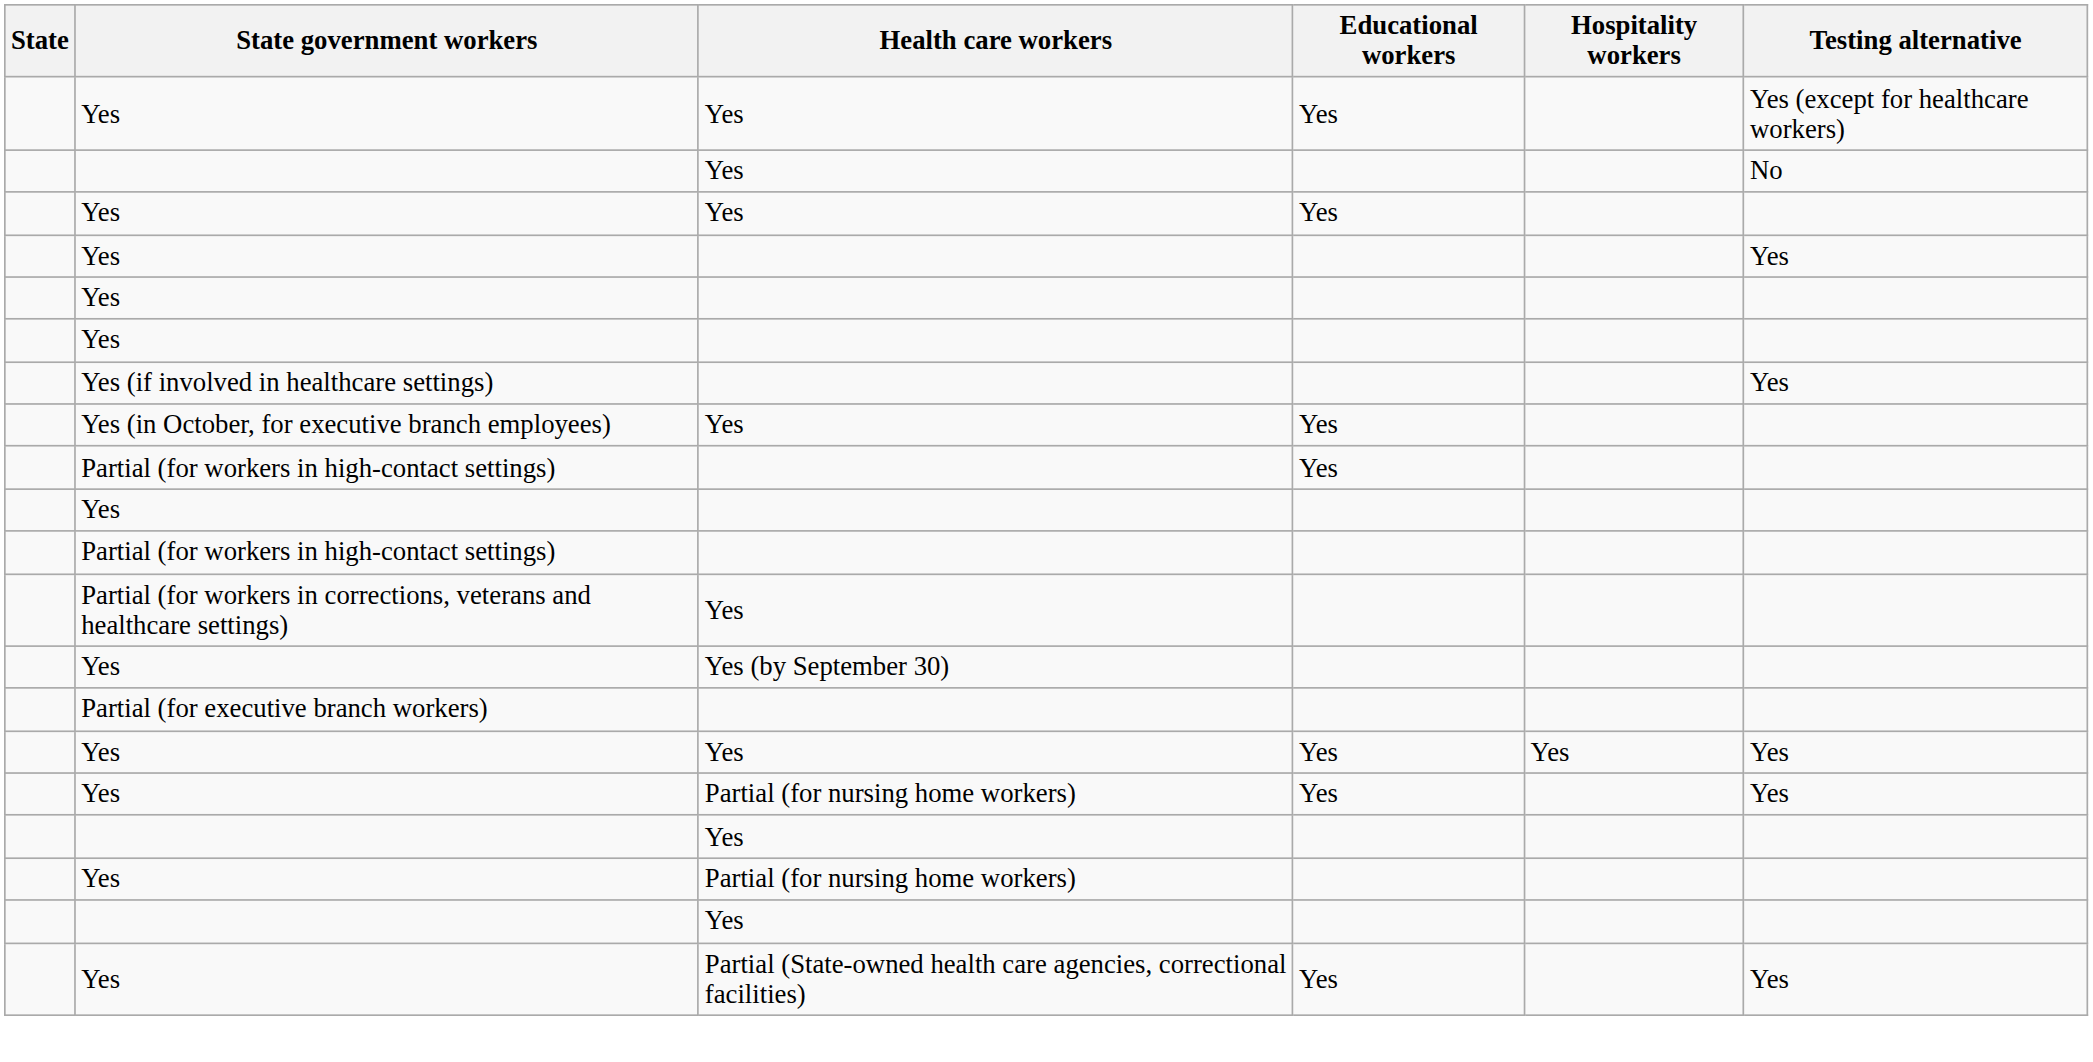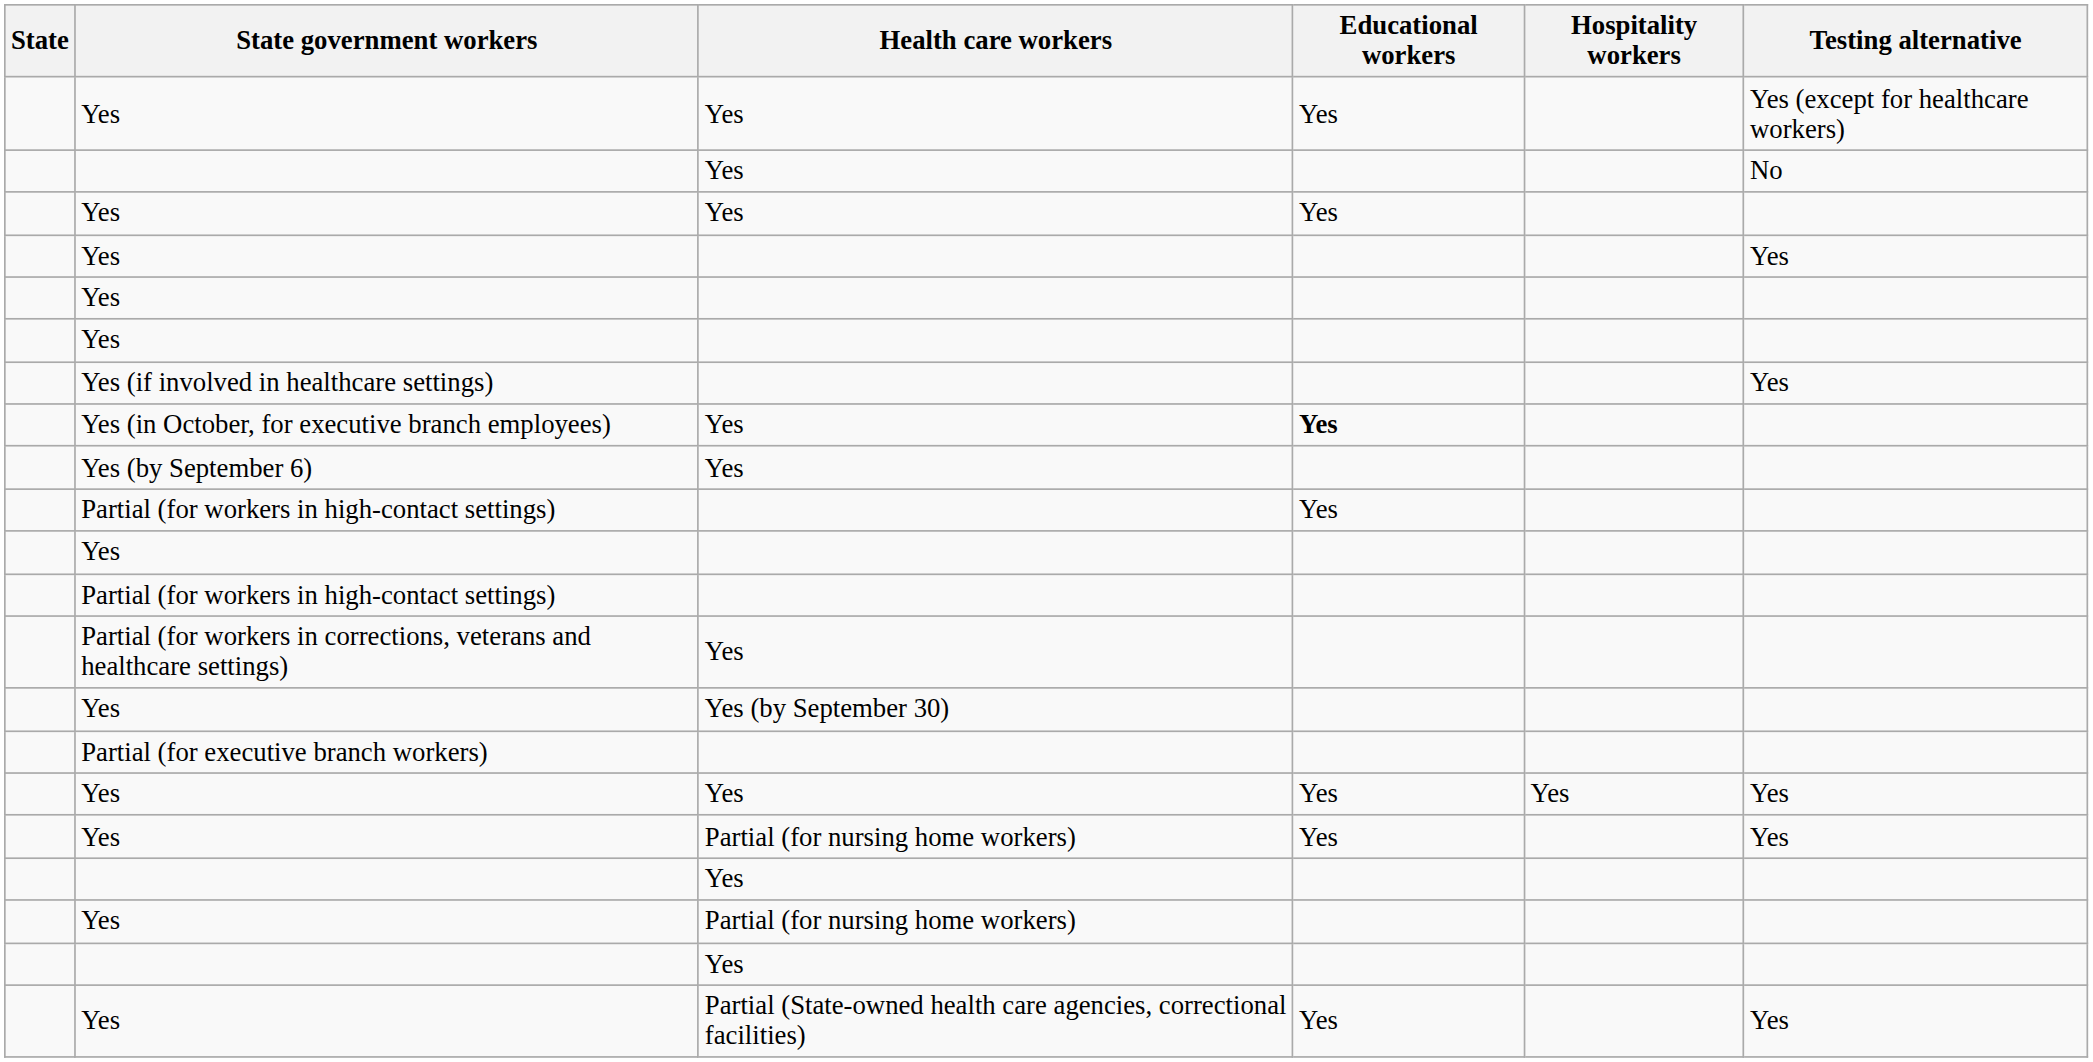(1319, 424) normal -> (1318, 424) bold
+ row: (197, 467)
